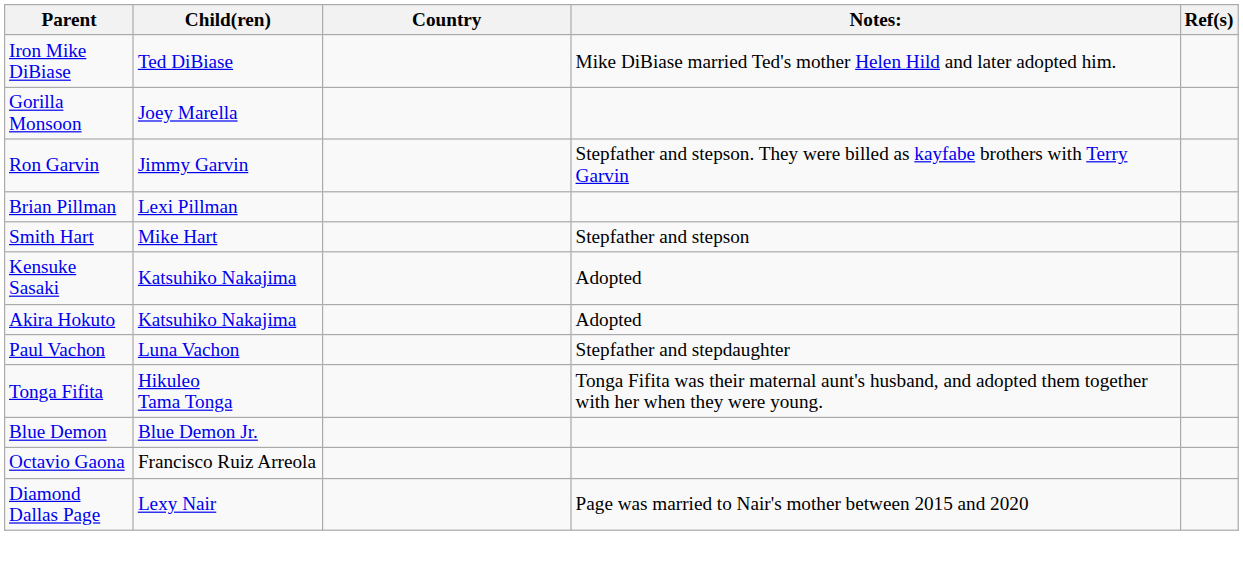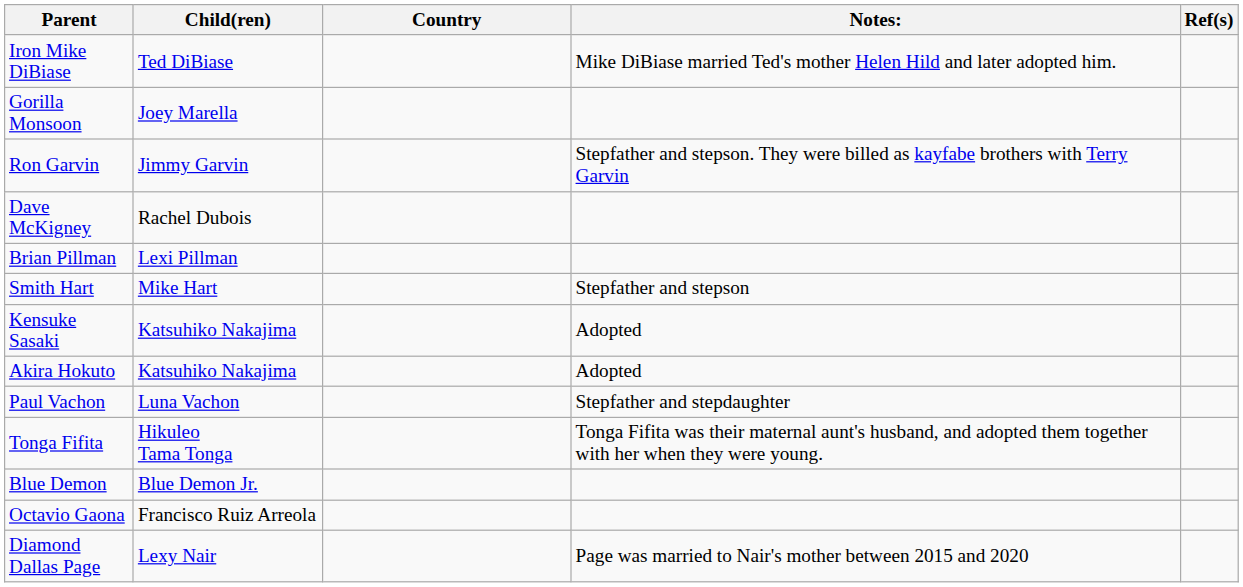+ row: (50, 217)
